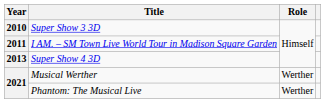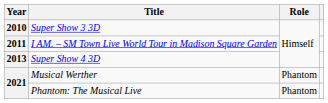(297, 75) Werther -> (299, 75) Phantom
(297, 91) Werther -> (299, 91) Phantom
